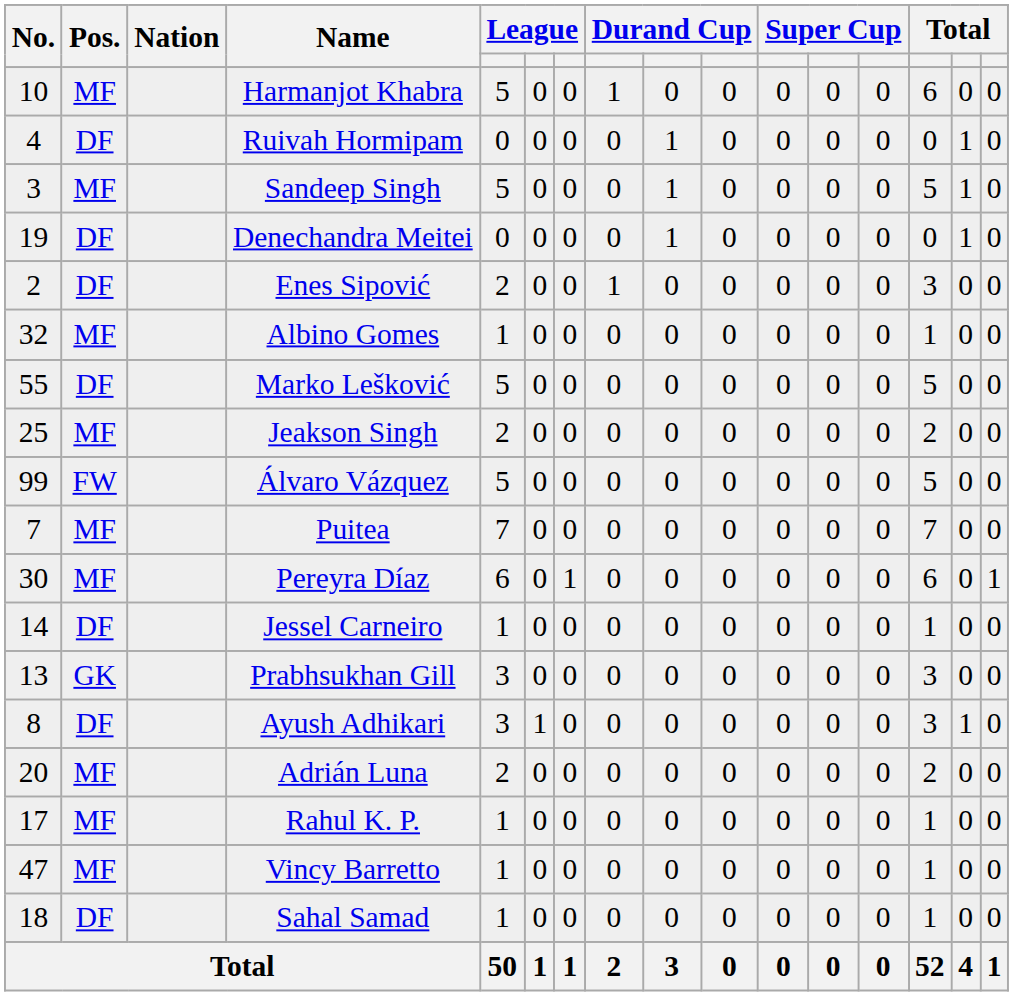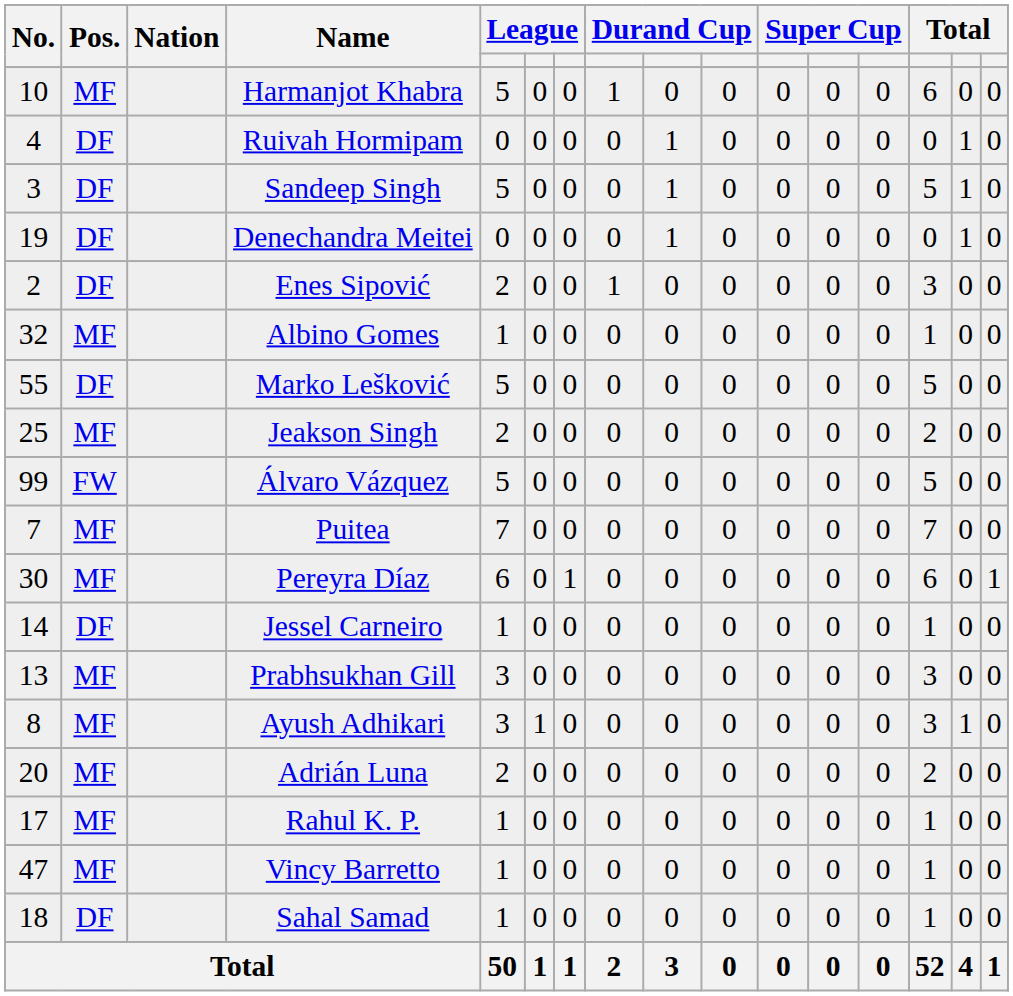(95, 188) MF -> (95, 188) DF
(95, 674) GK -> (95, 674) MF
(95, 723) DF -> (95, 723) MF
